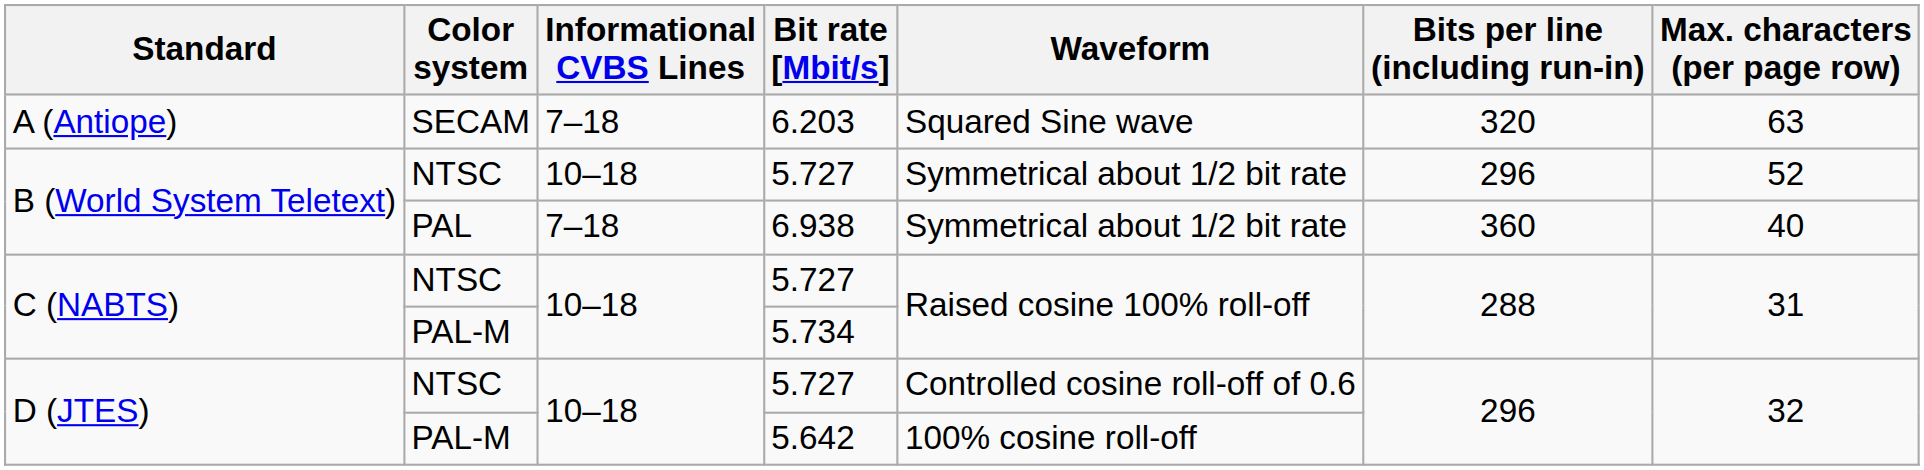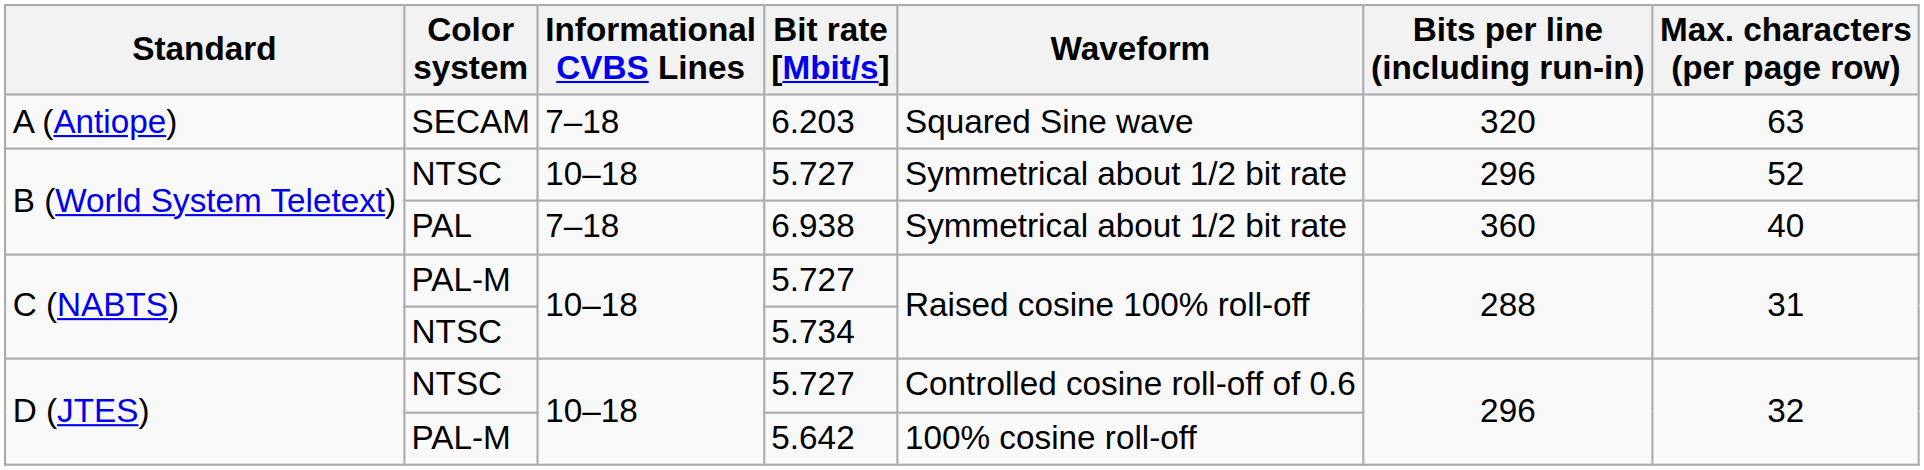(457, 279) NTSC -> (461, 279) PAL-M
(461, 332) PAL-M -> (457, 332) NTSC
